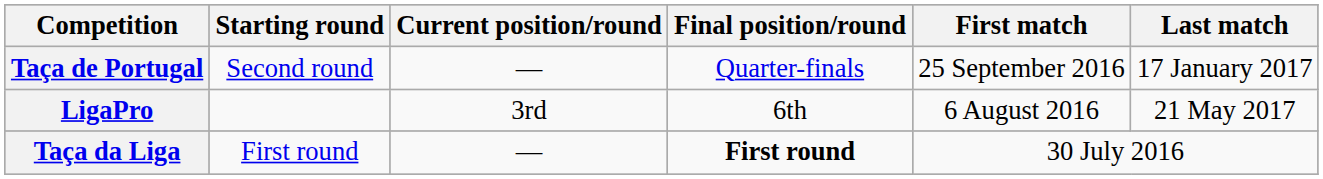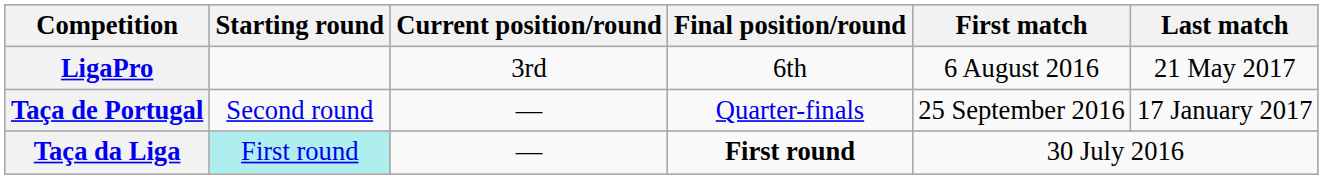rows swapped: (107, 109) <-> (107, 67)
(300, 151) no background -> (300, 151) paleturquoise background
